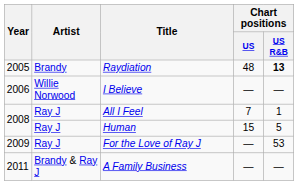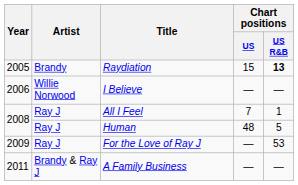(248, 68) 48 -> (248, 68) 15
(248, 128) 15 -> (248, 128) 48
